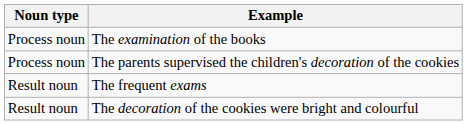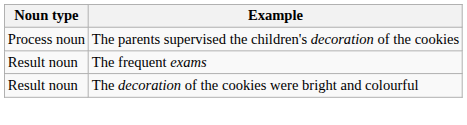- row: (179, 39)
